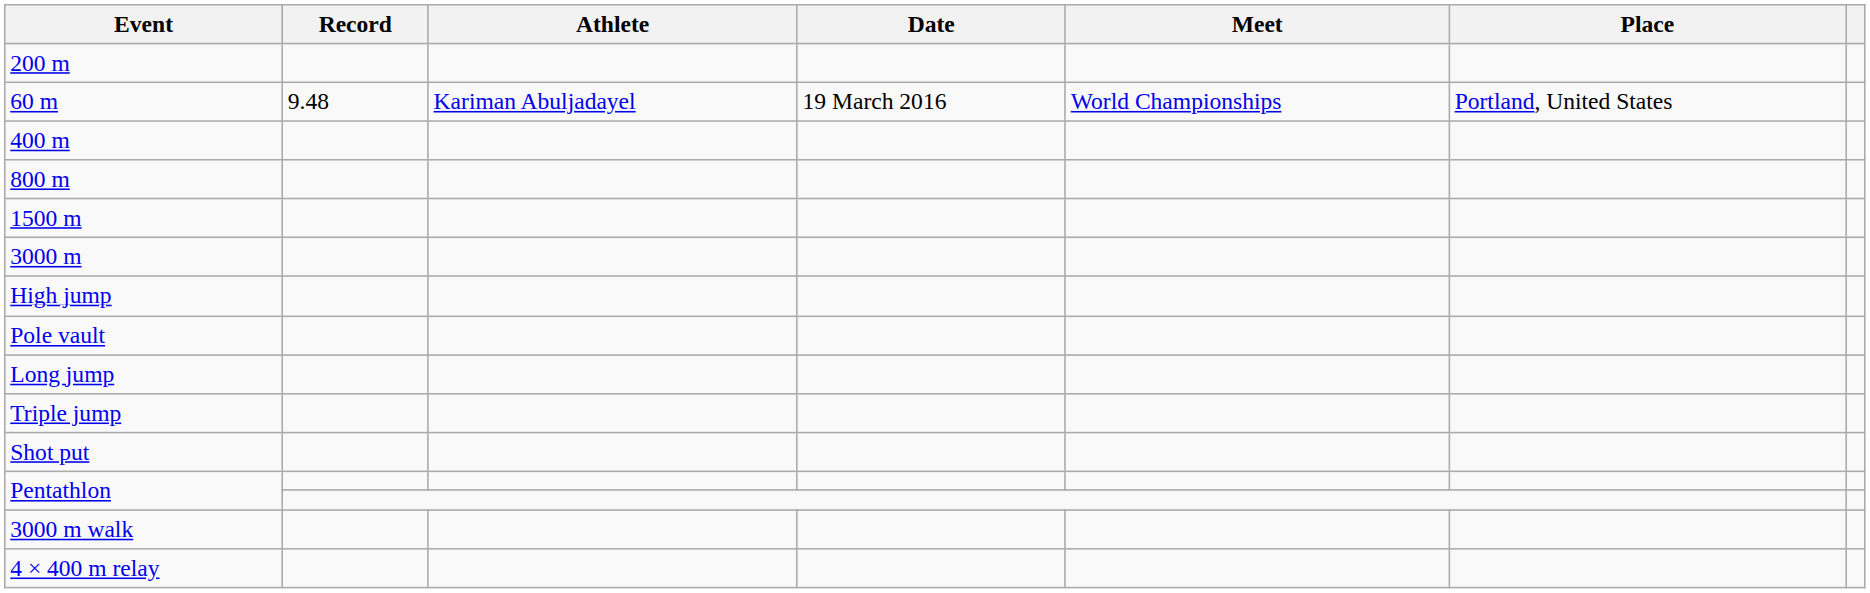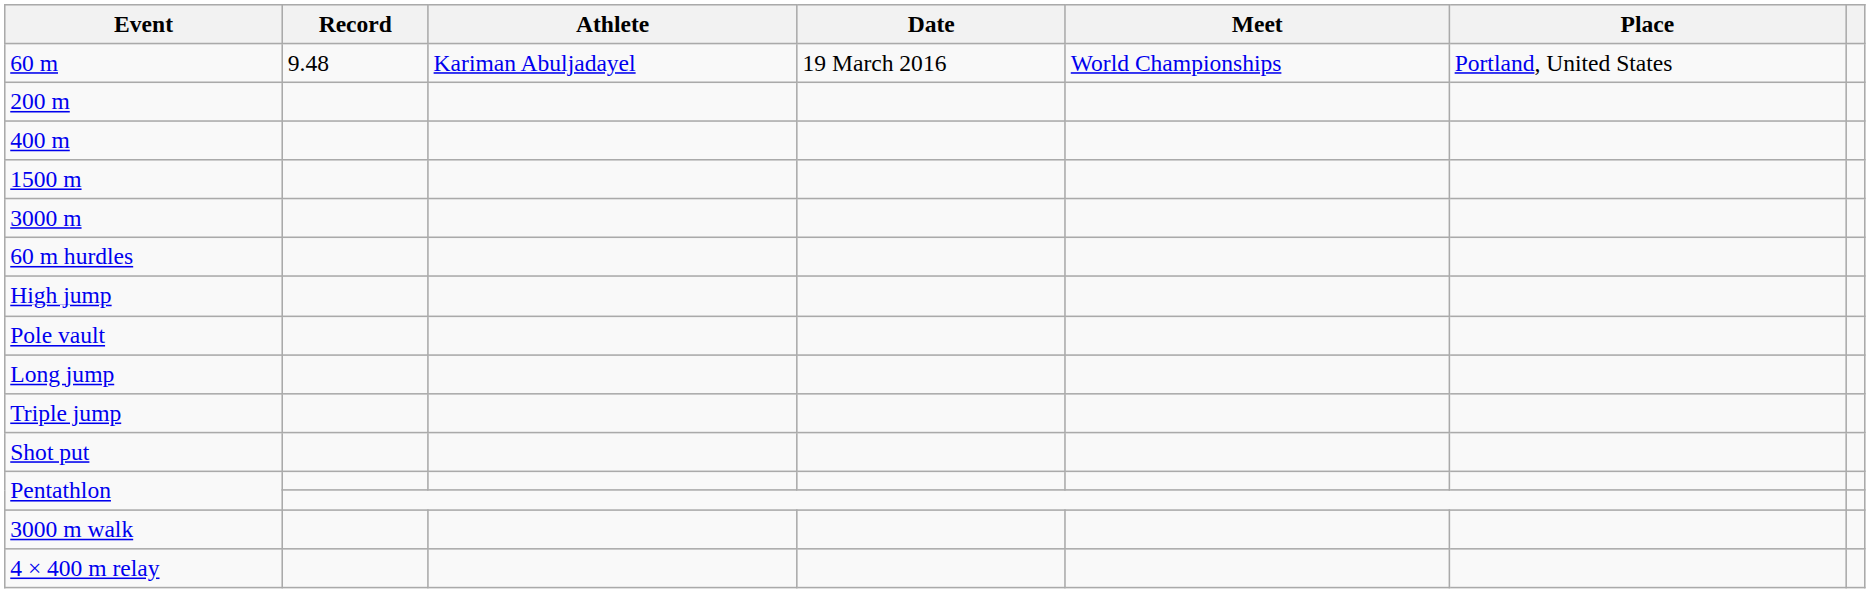rows swapped: (34, 101) <-> (40, 62)
- row: (40, 179)
+ row: (72, 257)
